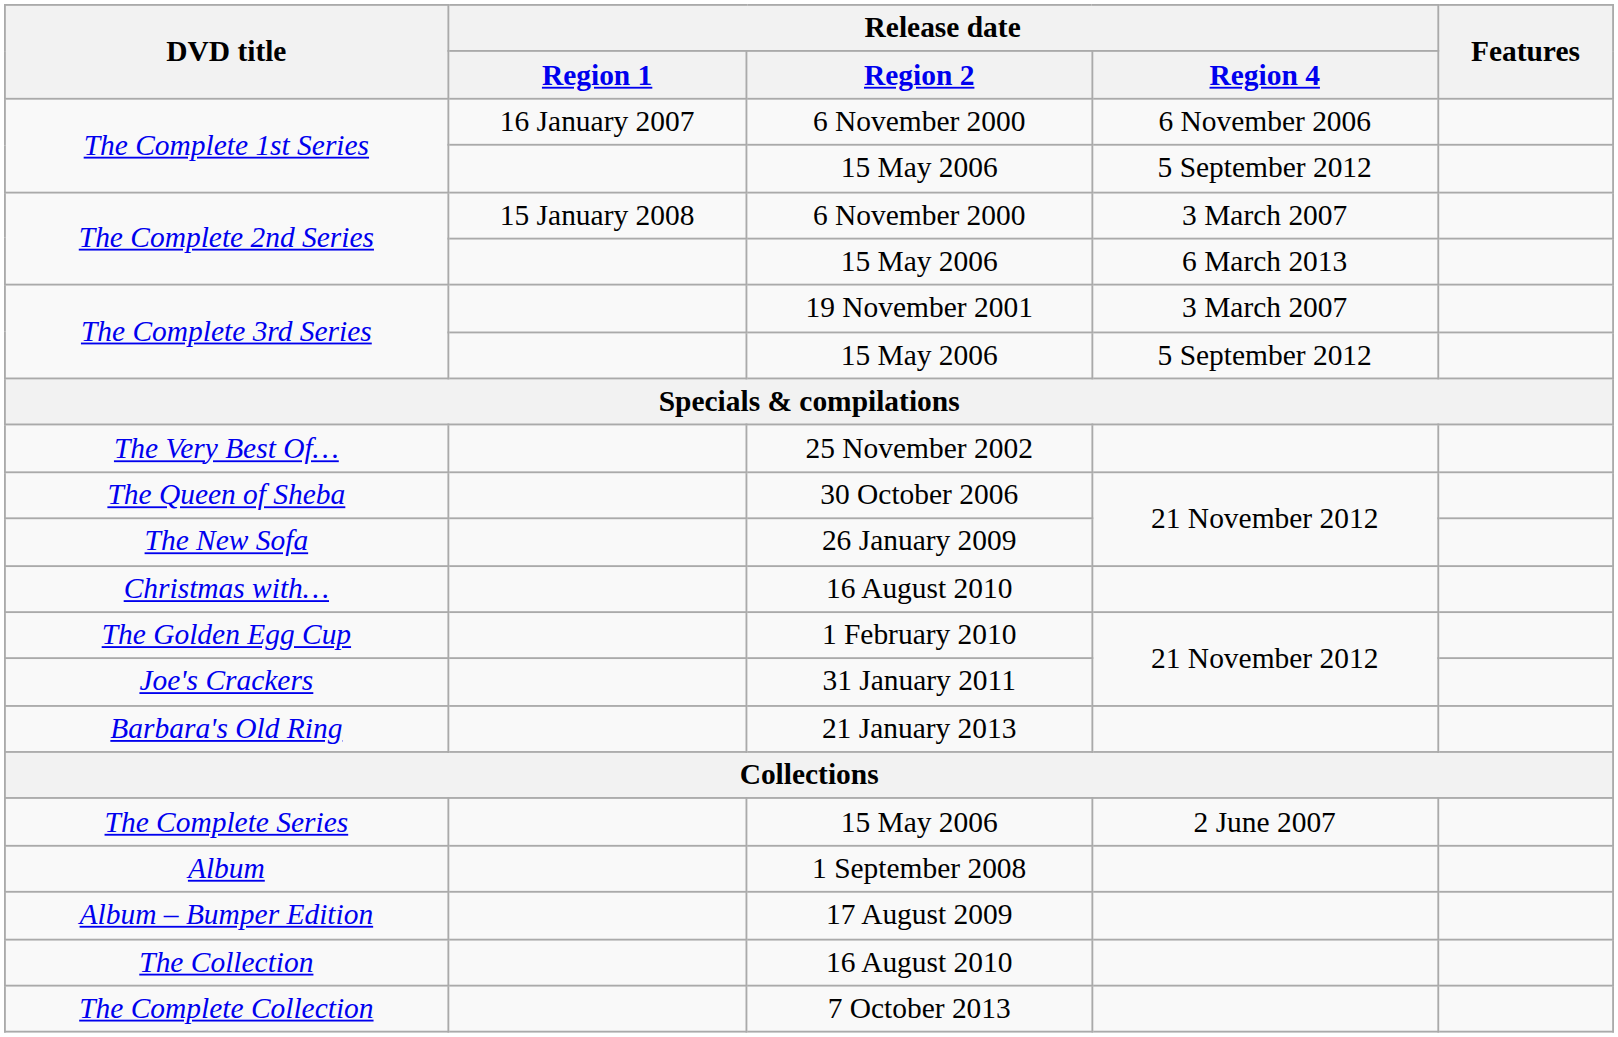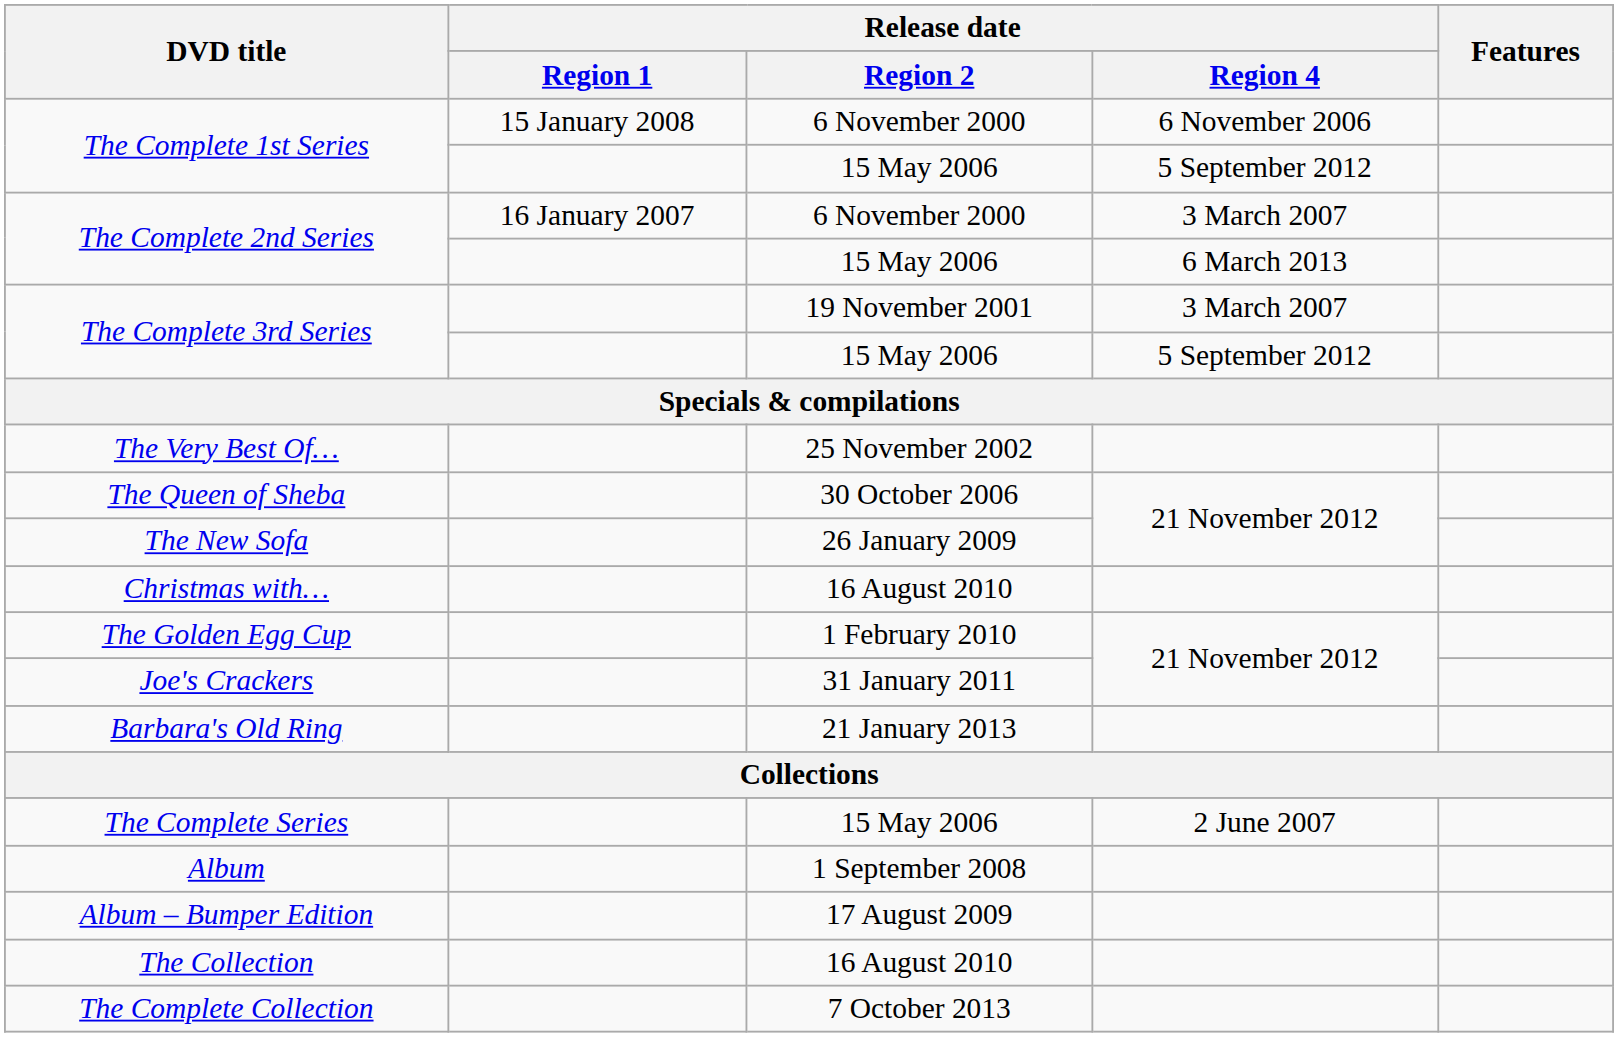(597, 121) 16 January 2007 -> (597, 121) 15 January 2008
(597, 214) 15 January 2008 -> (597, 214) 16 January 2007
